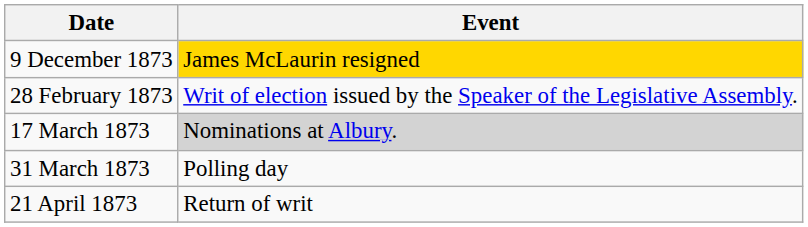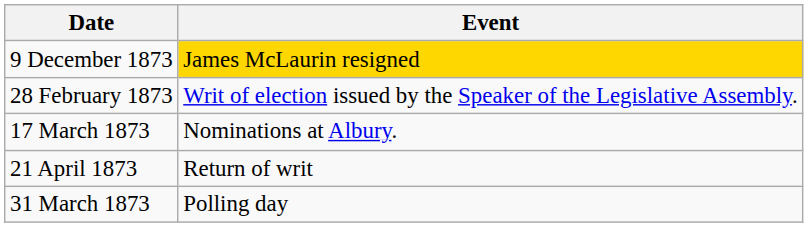(290, 131) lightgrey background -> (290, 131) no background
rows swapped: (80, 167) <-> (74, 204)
